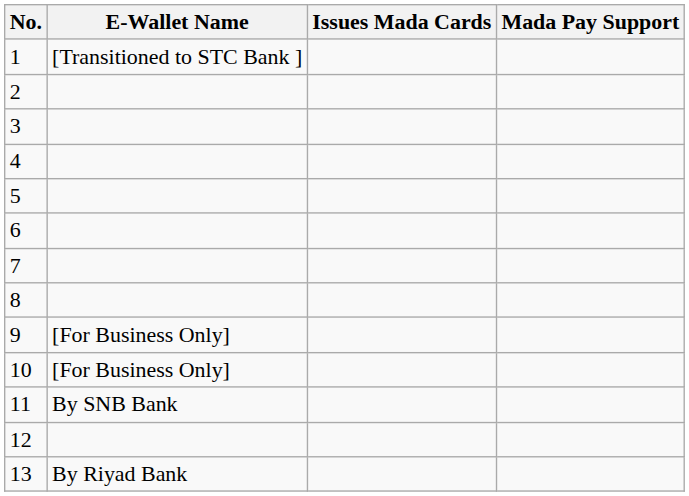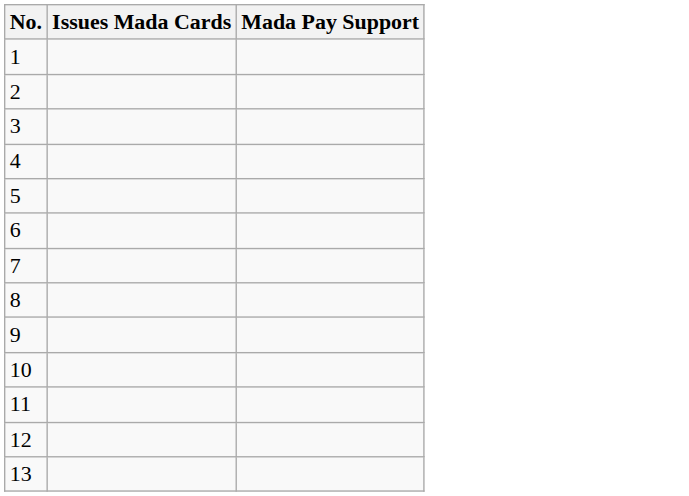- column: (177, 21)
